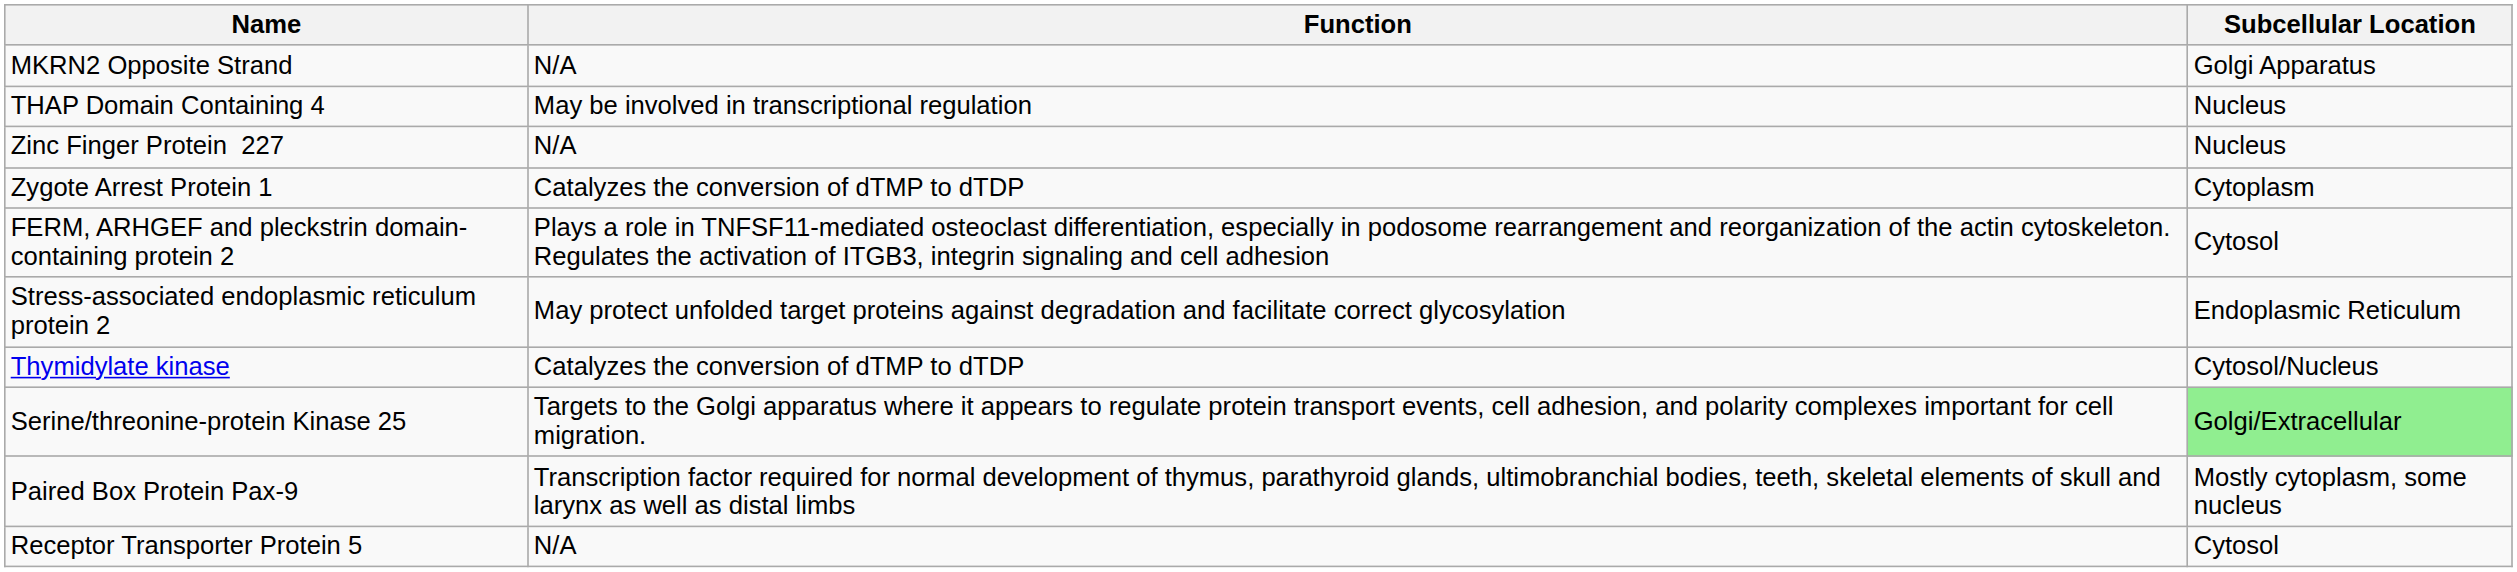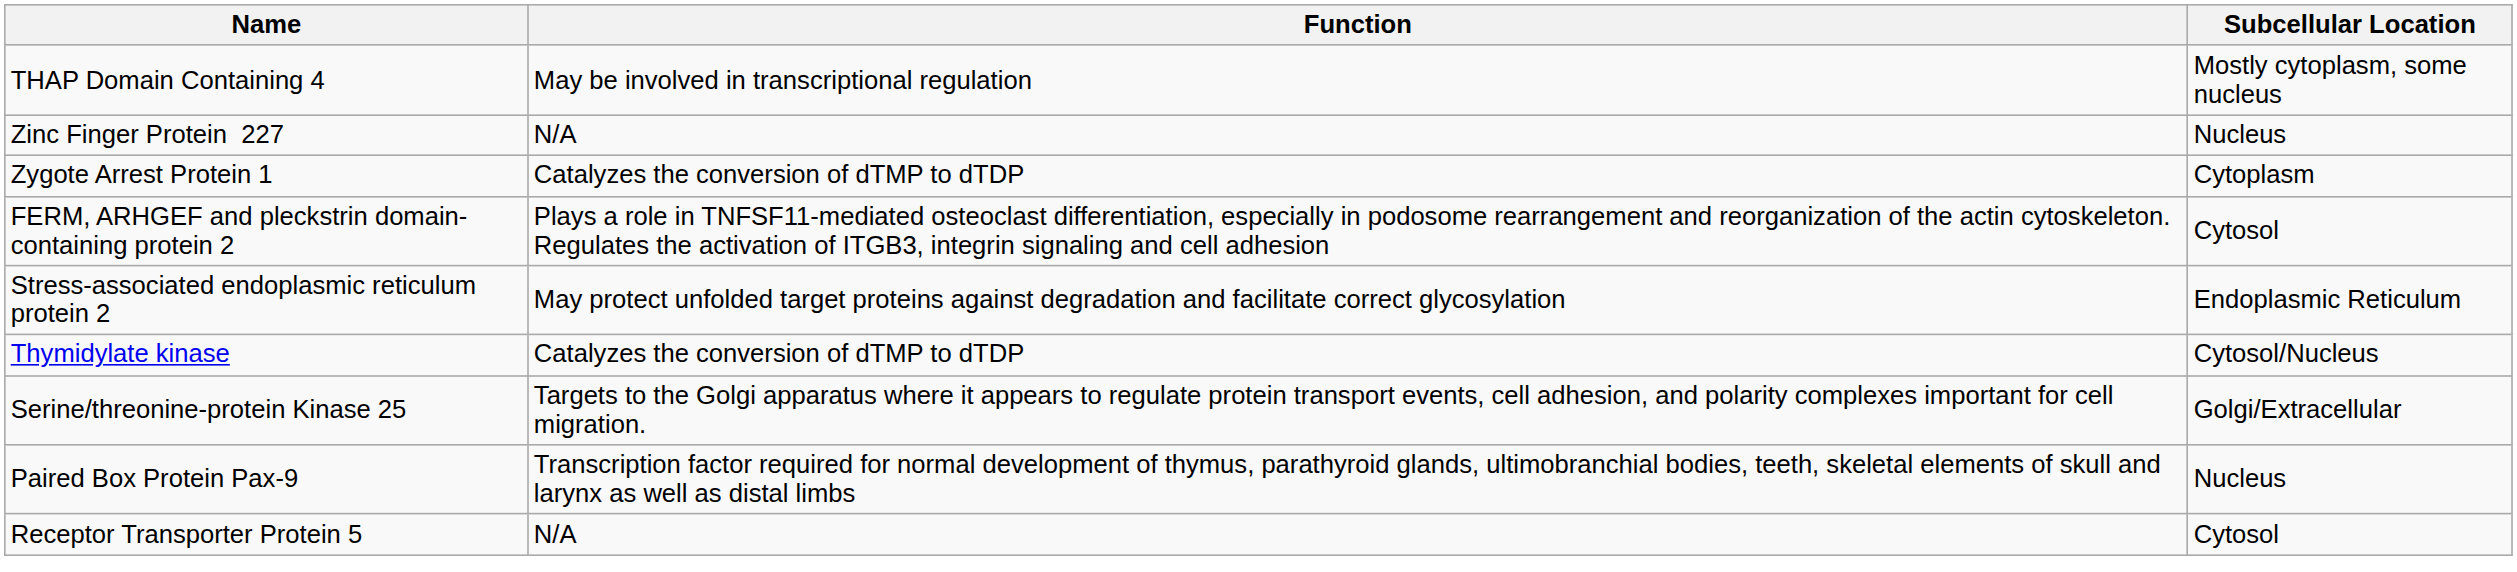- row: (152, 65)
(2240, 106) Nucleus -> (2330, 79) Mostly cytoplasm, some nucleus
(2298, 421) lightgreen background -> (2298, 409) no background
(2330, 490) Mostly cytoplasm, some nucleus -> (2240, 479) Nucleus
